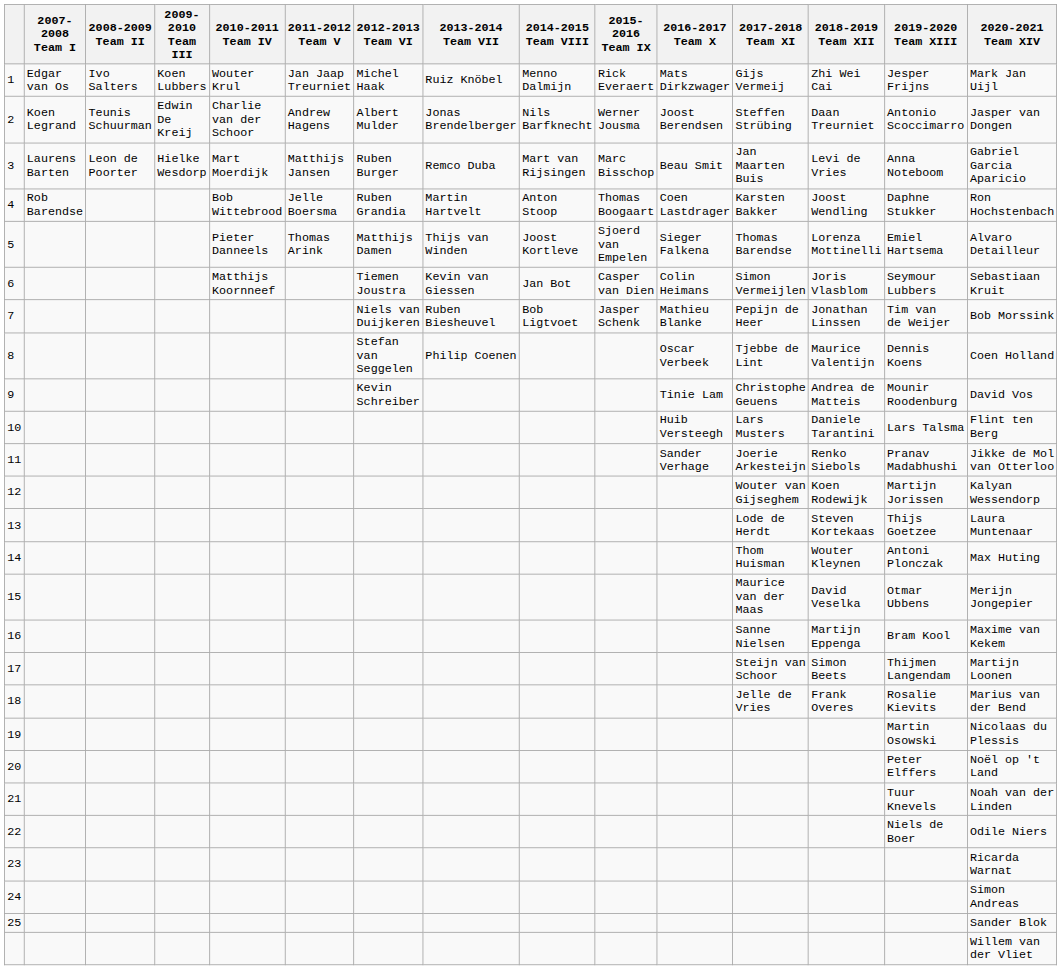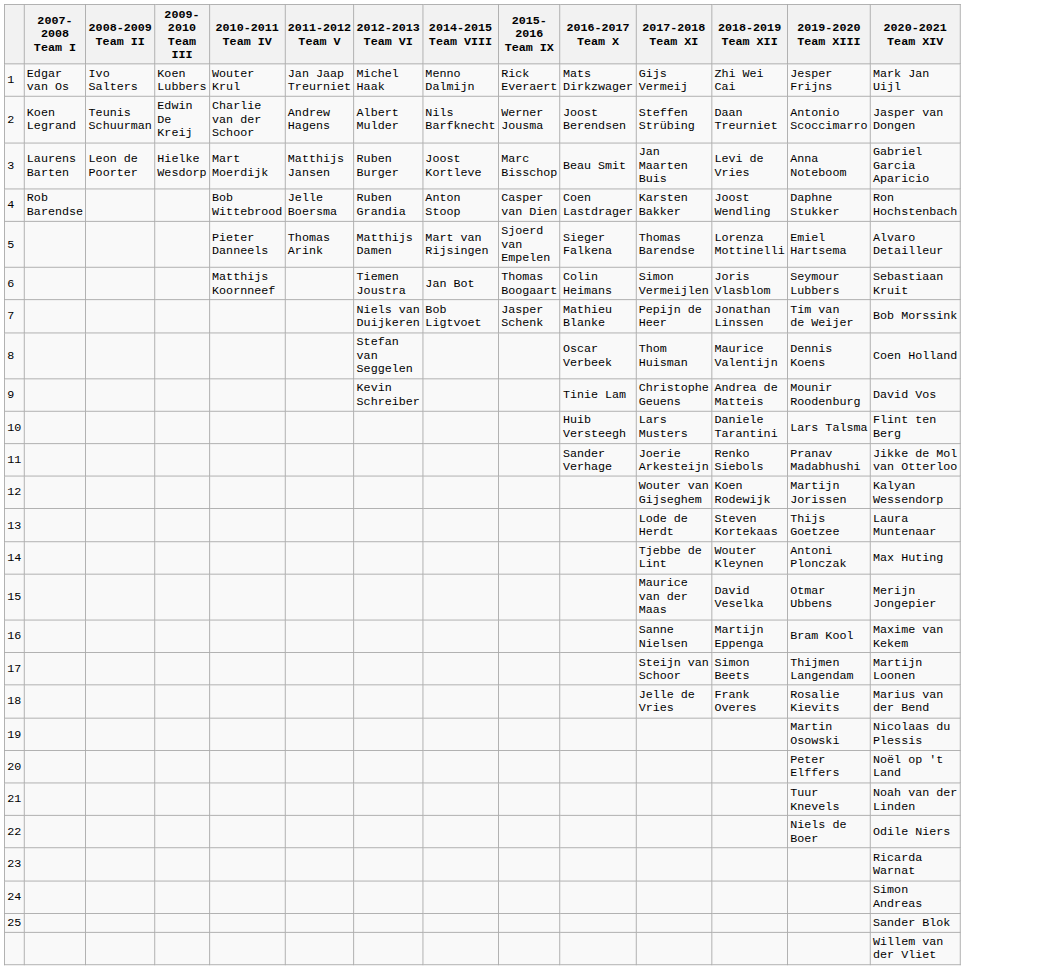- column: (471, 34)
(554, 166) Mart van Rijsingen -> (453, 166) Joost Kortleve
(626, 205) Thomas Boogaart -> (529, 205) Casper van Dien
(550, 244) Joost Kortleve -> (457, 244) Mart van Rijsingen
(626, 284) Casper van Dien -> (529, 284) Thomas Boogaart
(767, 356) Tjebbe de Lint -> (663, 356) Thom Huisman
(760, 558) Thom Huisman -> (670, 558) Tjebbe de Lint
